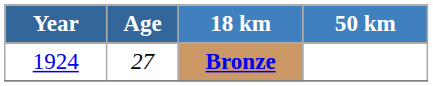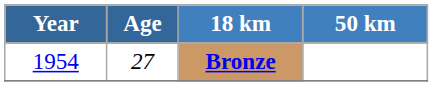(56, 61) 1924 -> (56, 61) 1954
